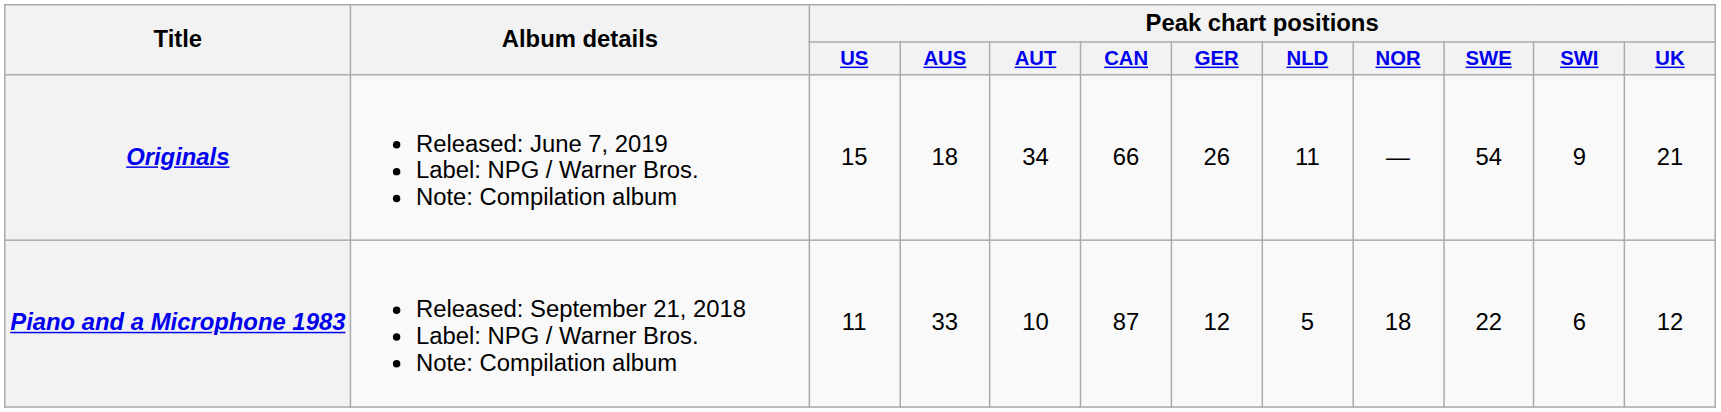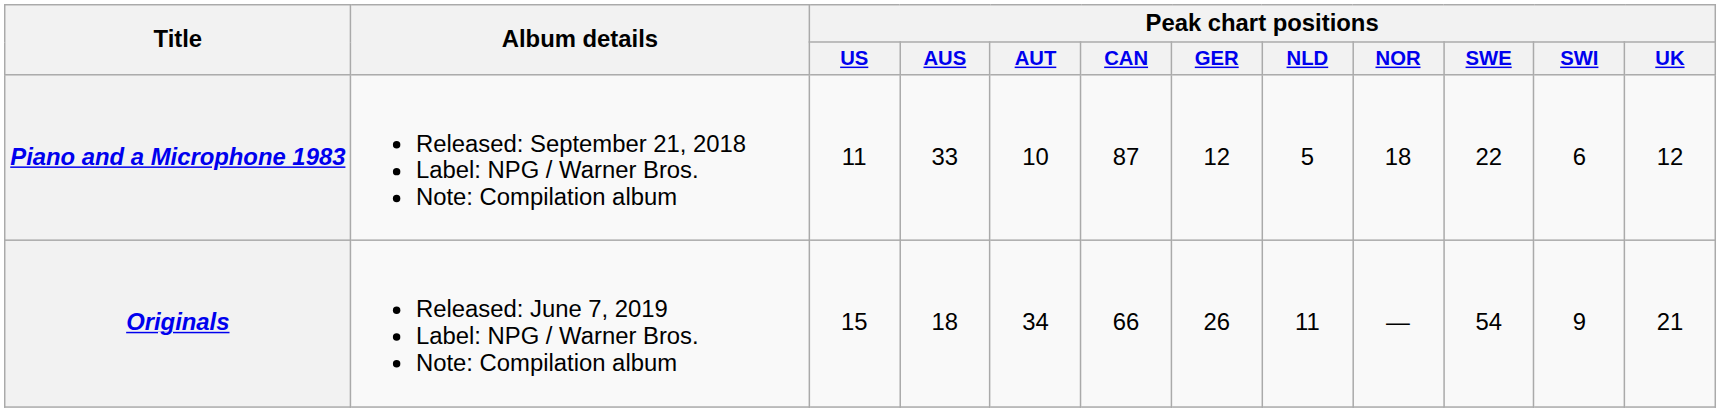rows swapped: (178, 323) <-> (178, 157)
